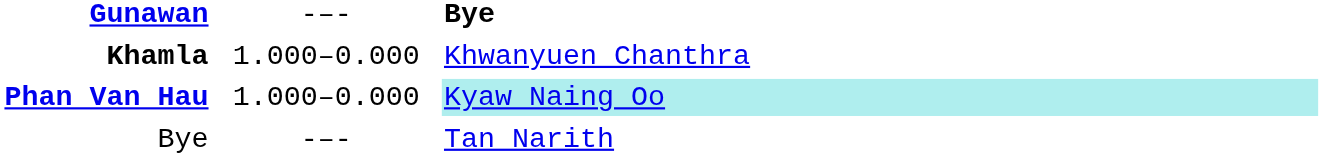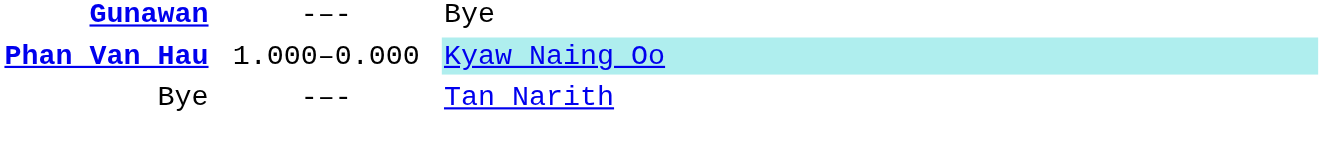(469, 15) bold -> (469, 15) normal
- row: (158, 56)
